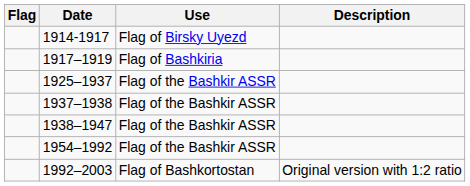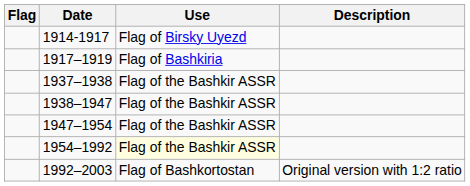- row: (78, 81)
+ row: (78, 125)
(197, 147) no background -> (197, 147) lightyellow background
